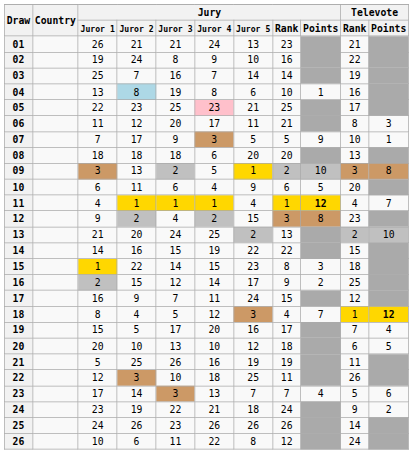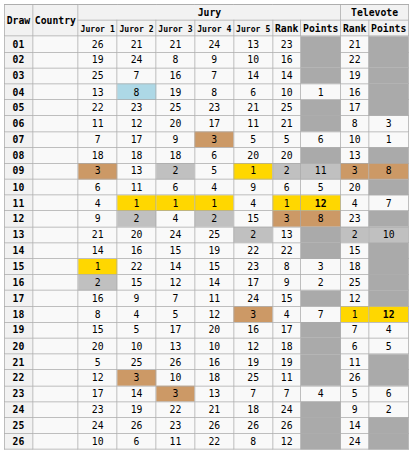(214, 108) pink background -> (214, 108) no background
(321, 139) 9 -> (321, 139) 6
(321, 171) 10 -> (321, 171) 11
